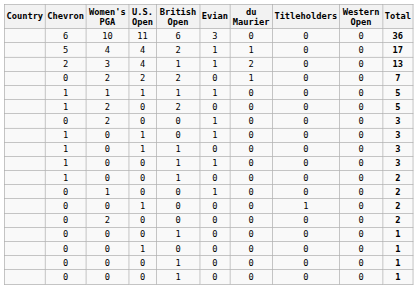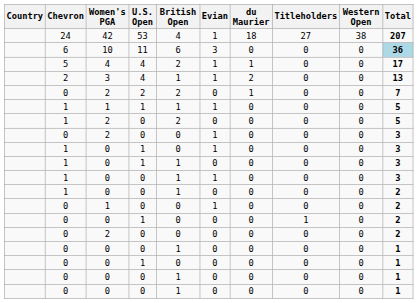+ row: (66, 36)
(398, 36) no background -> (398, 50) lightblue background
